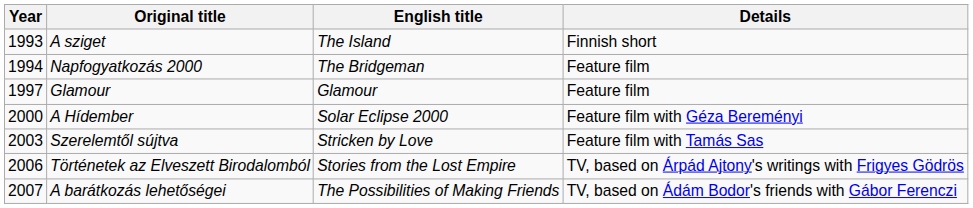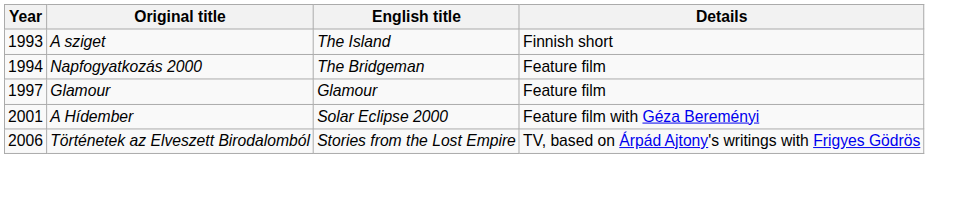(26, 116) 2000 -> (26, 116) 2001
- row: (114, 141)
- row: (138, 191)
